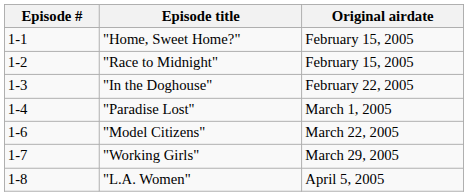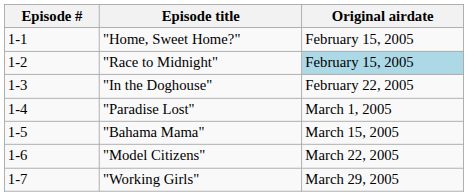(360, 62) no background -> (360, 62) lightblue background
+ row: (154, 132)
- row: (147, 179)
